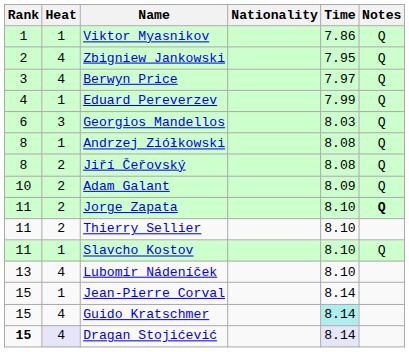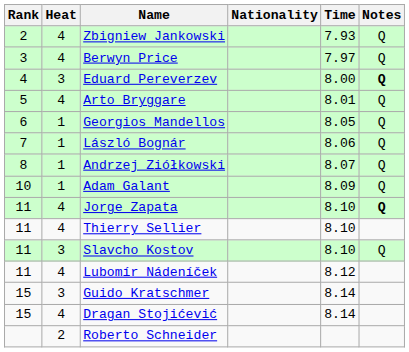- row: (146, 37)
(340, 58) 7.95 -> (340, 37) 7.93
(61, 101) 1 -> (61, 79) 3
(340, 101) 7.99 -> (340, 79) 8.00
(382, 101) normal -> (382, 79) bold
+ row: (134, 101)
(61, 122) 3 -> (61, 122) 1
(340, 122) 8.03 -> (340, 122) 8.05
+ row: (134, 144)
(340, 144) 8.08 -> (340, 165) 8.07
- row: (134, 165)
(61, 186) 2 -> (61, 186) 1
(61, 208) 2 -> (61, 208) 4
(61, 229) 2 -> (61, 229) 4
(61, 251) 1 -> (61, 251) 3
(23, 272) 13 -> (23, 272) 11
(340, 272) 8.10 -> (340, 272) 8.12
- row: (154, 293)
(61, 315) 4 -> (61, 293) 3
(340, 315) paleturquoise background -> (340, 293) no background
(23, 336) bold -> (23, 315) normal
(61, 336) lavender background -> (61, 315) no background
(340, 336) lavender background -> (340, 315) no background
+ row: (150, 336)
